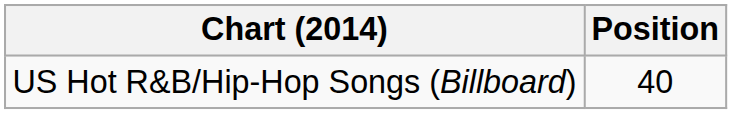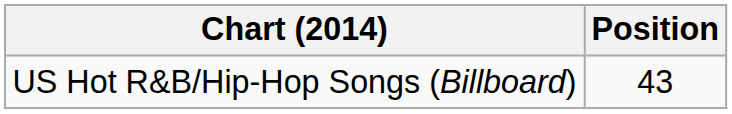(655, 81) 40 -> (655, 81) 43
